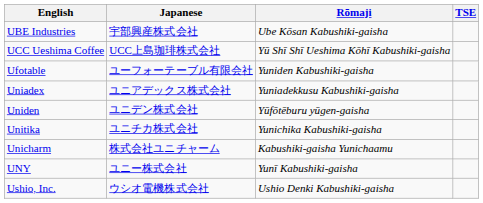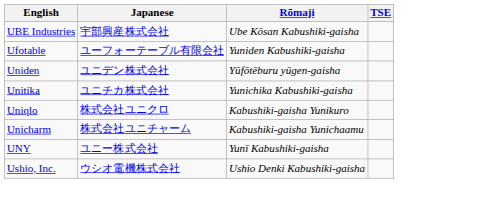- row: (56, 51)
- row: (26, 90)
+ row: (22, 110)
